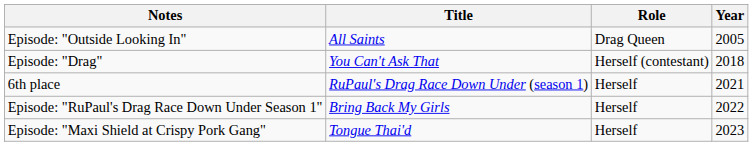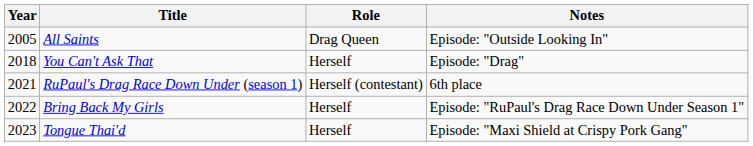columns swapped: (730, 15) <-> (165, 15)
(652, 61) Herself (contestant) -> (330, 61) Herself
(616, 84) Herself -> (366, 84) Herself (contestant)
